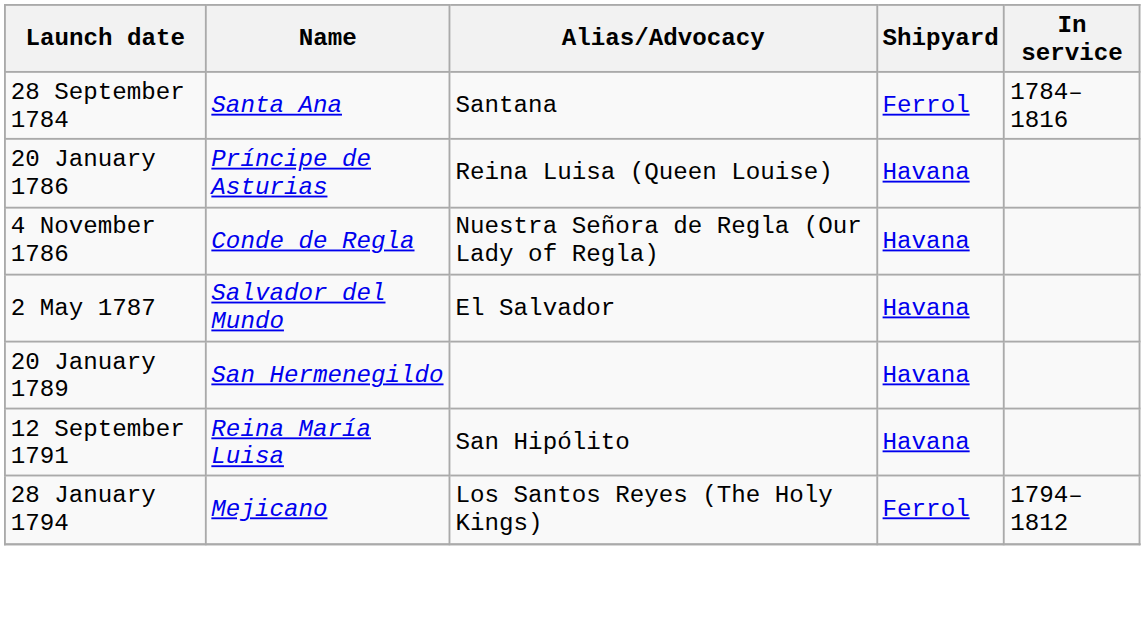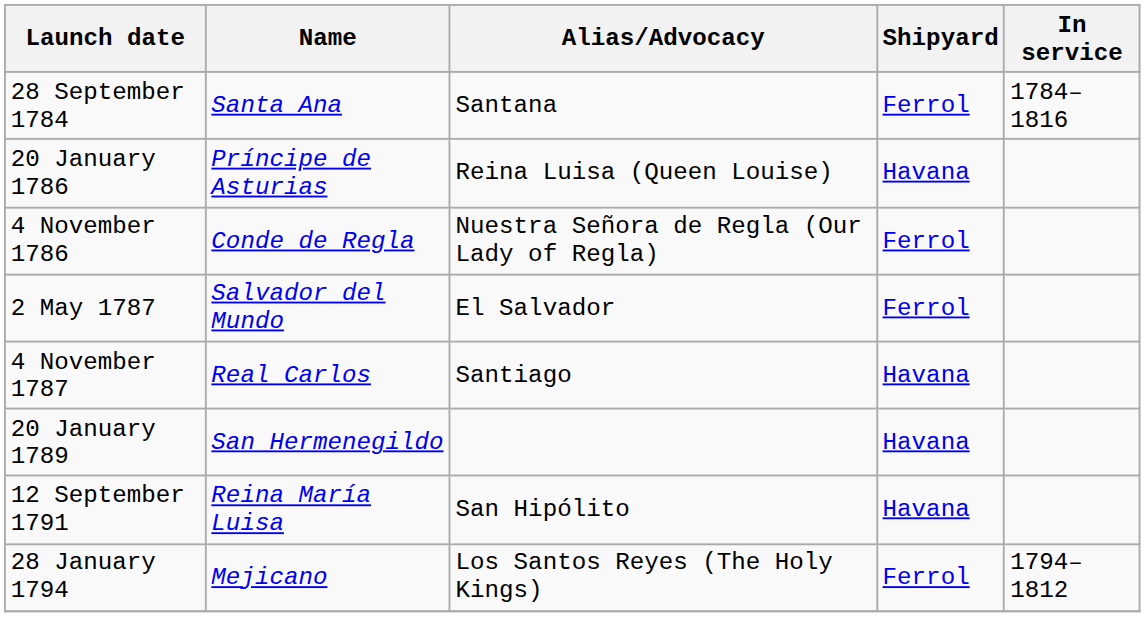(926, 241) Havana -> (926, 241) Ferrol
(926, 308) Havana -> (926, 308) Ferrol
+ row: (83, 375)
